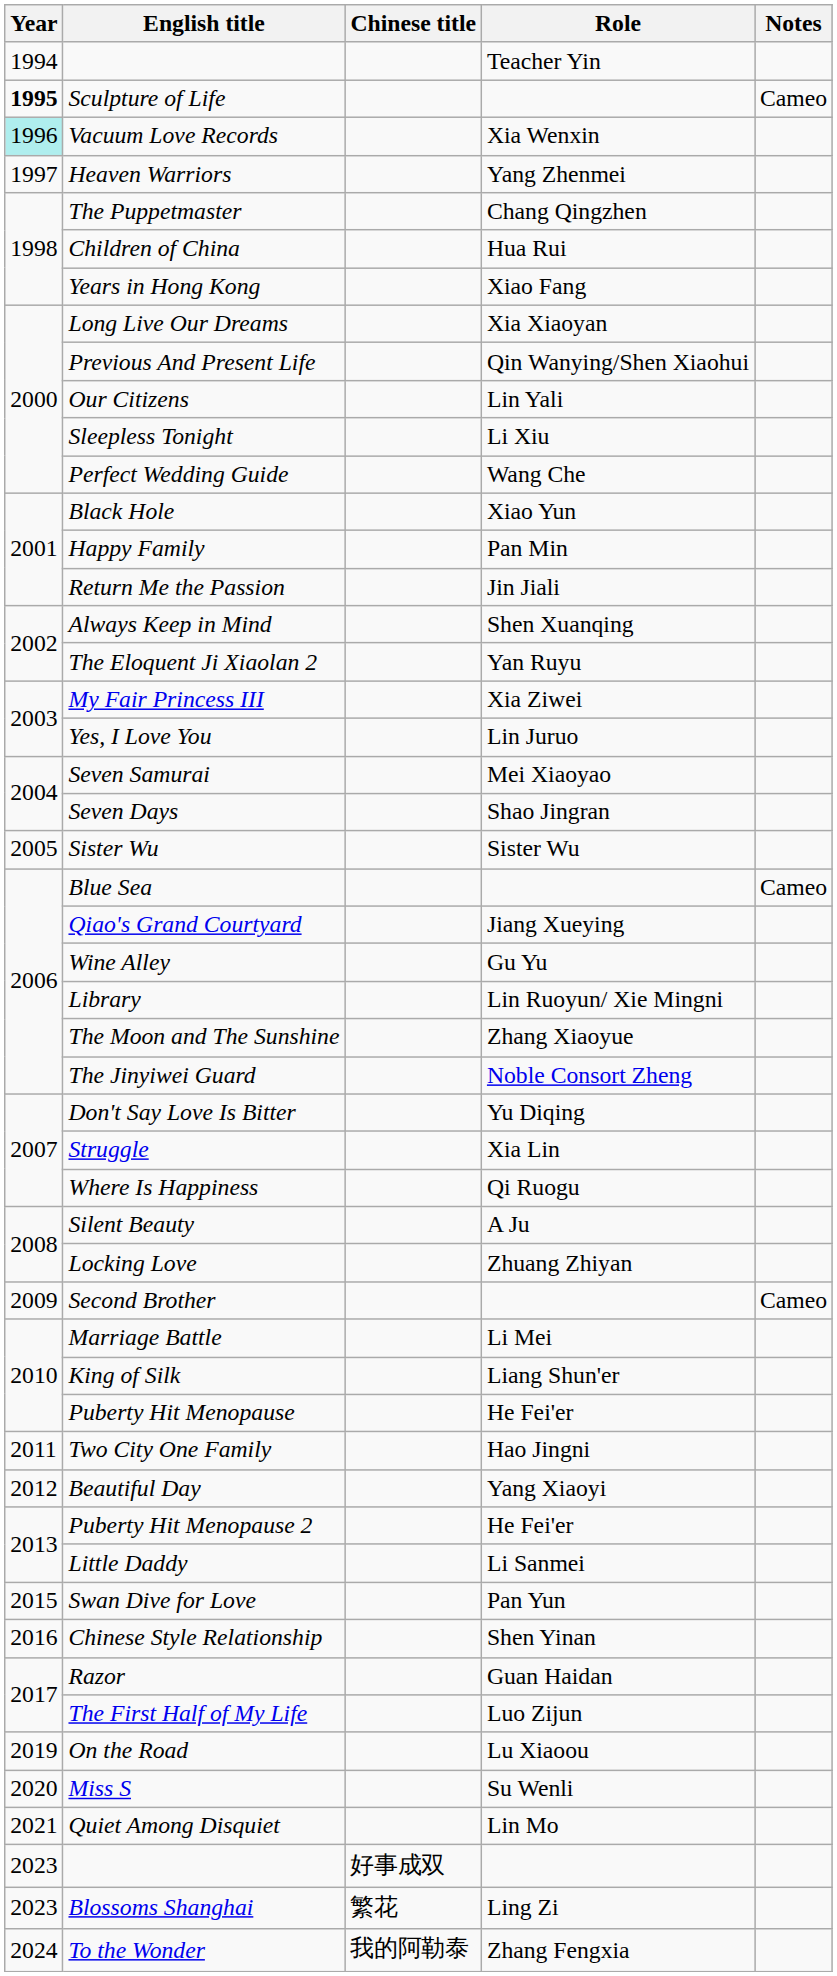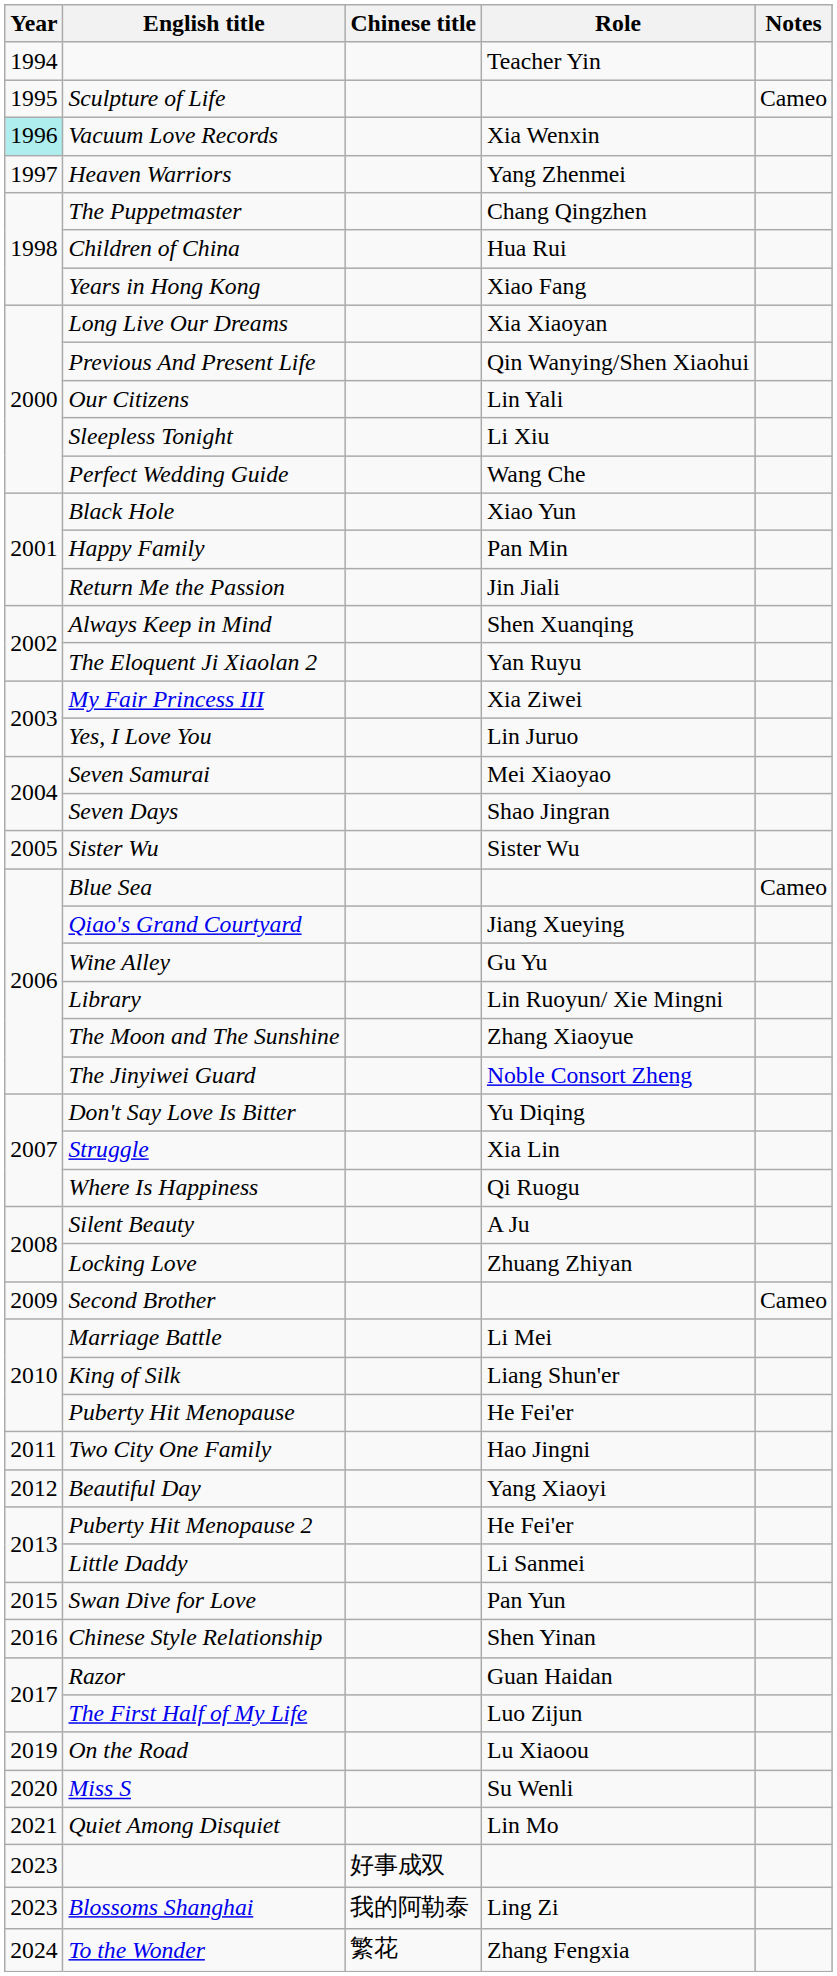(34, 98) bold -> (34, 98) normal
(374, 1906) 繁花 -> (410, 1906) 我的阿勒泰
(410, 1948) 我的阿勒泰 -> (374, 1948) 繁花
